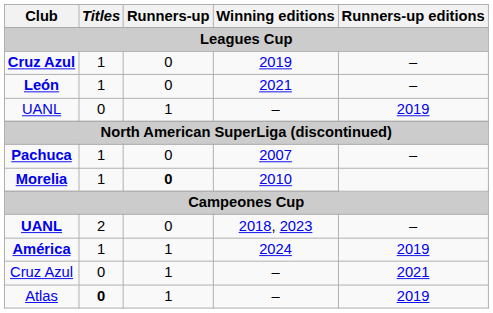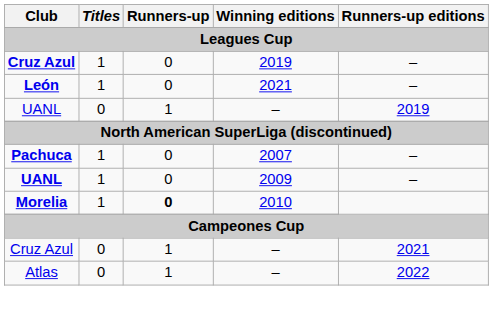+ row: (42, 179)
- row: (42, 226)
- row: (42, 249)
(101, 296) bold -> (101, 272) normal
(413, 296) 2019 -> (413, 272) 2022
